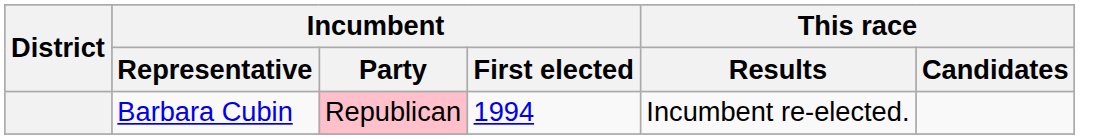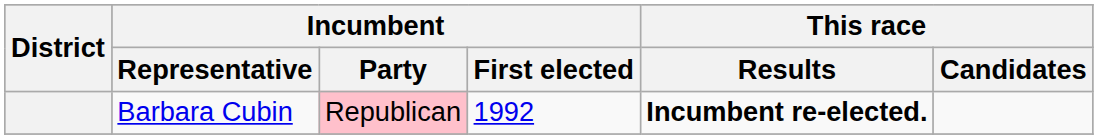(504, 112) 1994 -> (504, 112) 1992
(778, 112) normal -> (787, 112) bold
